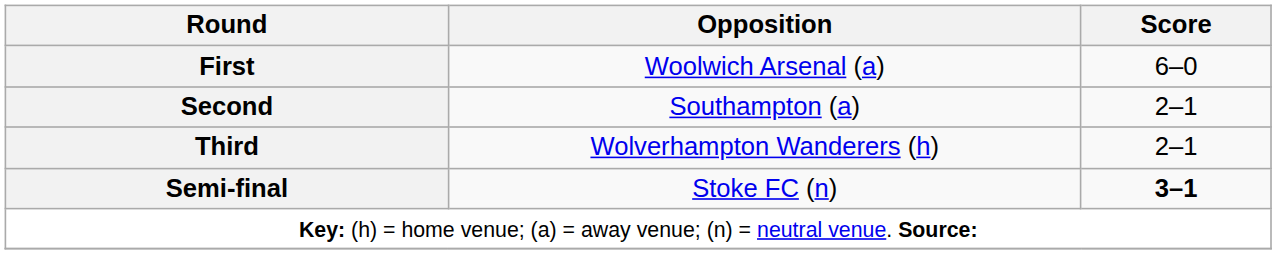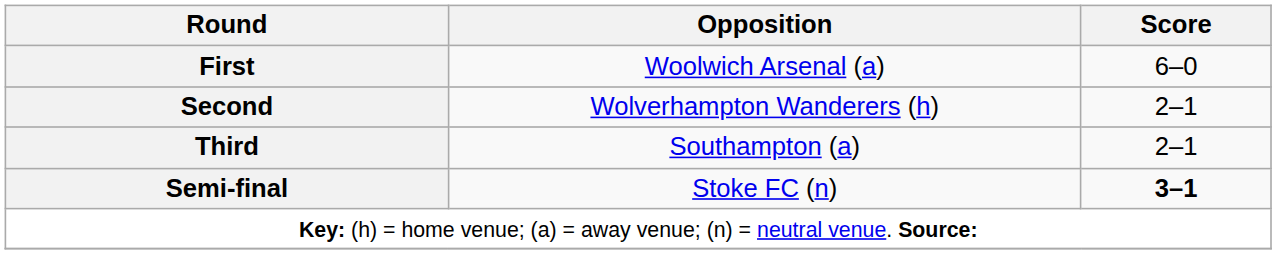(765, 106) Southampton (a) -> (765, 106) Wolverhampton Wanderers (h)
(765, 147) Wolverhampton Wanderers (h) -> (765, 147) Southampton (a)
